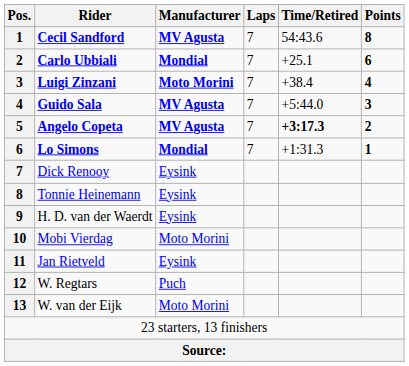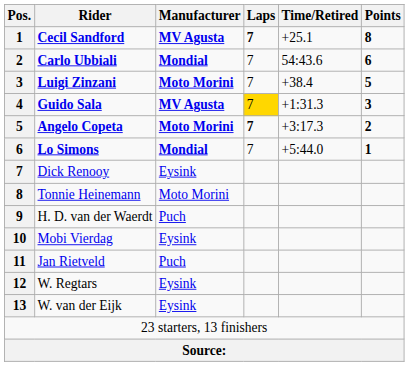(250, 38) normal -> (250, 38) bold
(302, 38) 54:43.6 -> (297, 38) +25.1
(297, 60) +25.1 -> (302, 60) 54:43.6
(368, 82) 4 -> (368, 82) 5
(250, 105) no background -> (250, 105) gold background
(302, 105) +5:44.0 -> (302, 105) +1:31.3
(192, 127) MV Agusta -> (196, 127) Moto Morini
(250, 127) normal -> (250, 127) bold
(303, 127) bold -> (302, 127) normal
(302, 149) +1:31.3 -> (302, 149) +5:44.0
(178, 194) Eysink -> (194, 194) Moto Morini
(178, 216) Eysink -> (172, 216) Puch
(194, 238) Moto Morini -> (178, 238) Eysink
(178, 261) Eysink -> (172, 261) Puch
(172, 283) Puch -> (178, 283) Eysink
(194, 305) Moto Morini -> (178, 305) Eysink
